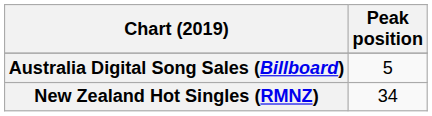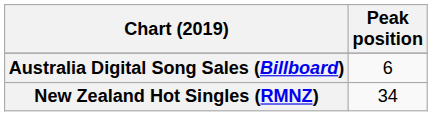(388, 67) 5 -> (388, 67) 6
